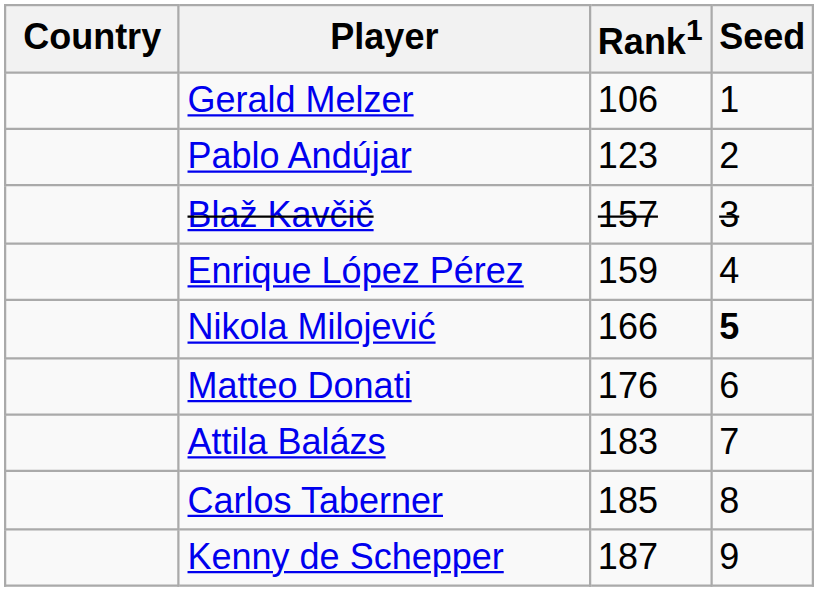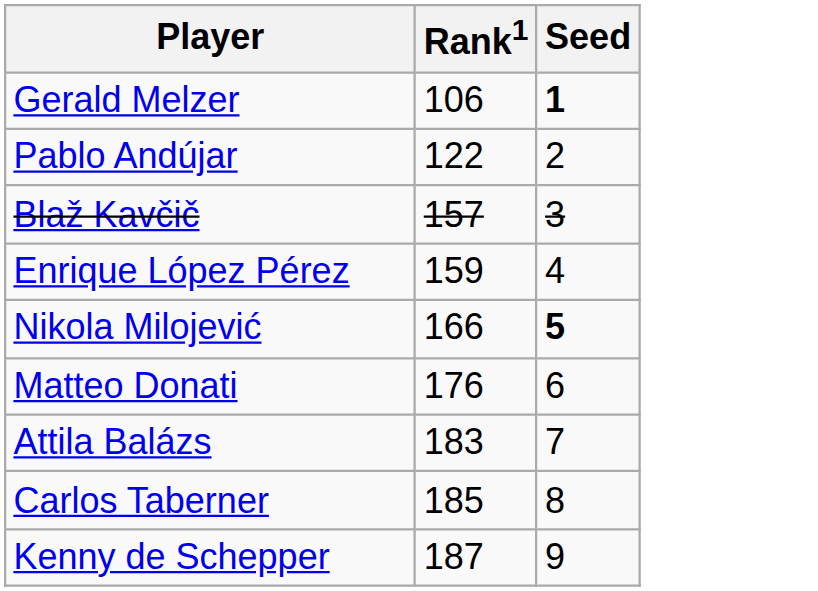- column: (92, 37)
(729, 99) normal -> (555, 99) bold
(628, 156) 123 -> (454, 156) 122
